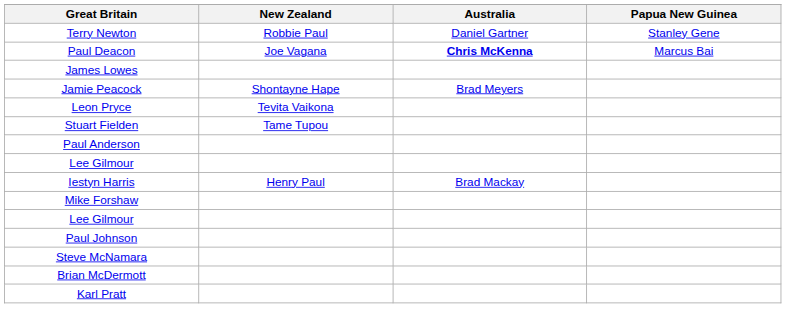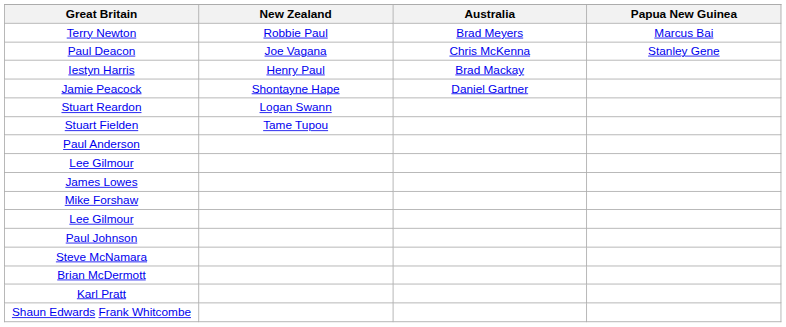(490, 33) Daniel Gartner -> (490, 33) Brad Meyers
(684, 33) Stanley Gene -> (684, 33) Marcus Bai
(490, 51) bold -> (490, 51) normal
(684, 51) Marcus Bai -> (684, 51) Stanley Gene
rows swapped: (101, 182) <-> (101, 70)
(490, 89) Brad Meyers -> (490, 89) Daniel Gartner
- row: (101, 107)
+ row: (101, 107)
+ row: (101, 313)
